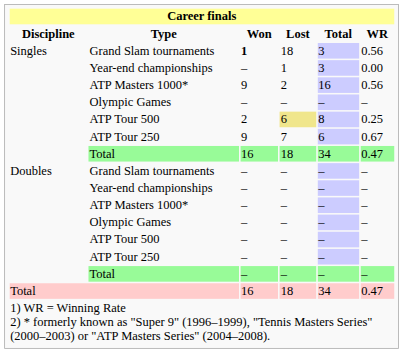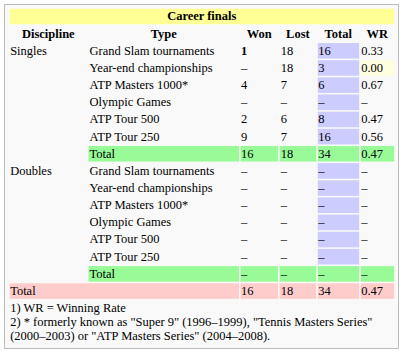(321, 51) 3 -> (325, 51) 16
(372, 51) 0.56 -> (372, 51) 0.33
(284, 68) 1 -> (287, 68) 18
(372, 68) no background -> (372, 68) lightyellow background
(244, 85) 9 -> (244, 85) 4
(284, 85) 2 -> (284, 85) 7
(325, 85) 16 -> (321, 85) 6
(372, 85) 0.56 -> (372, 85) 0.67
(284, 119) khaki background -> (284, 119) no background
(372, 119) 0.25 -> (372, 119) 0.47
(321, 136) 6 -> (325, 136) 16
(372, 136) 0.67 -> (372, 136) 0.56
